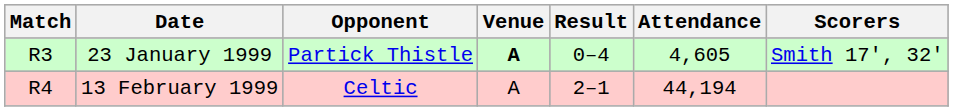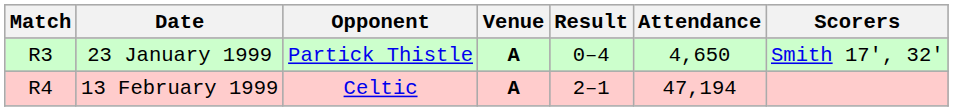(700, 55) 4,605 -> (700, 55) 4,650
(514, 88) normal -> (514, 88) bold
(700, 88) 44,194 -> (700, 88) 47,194
